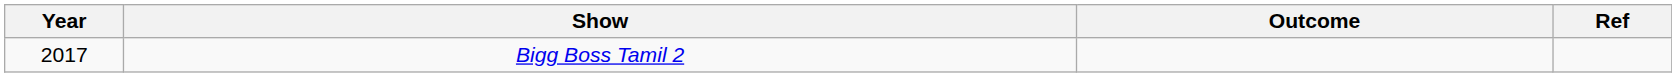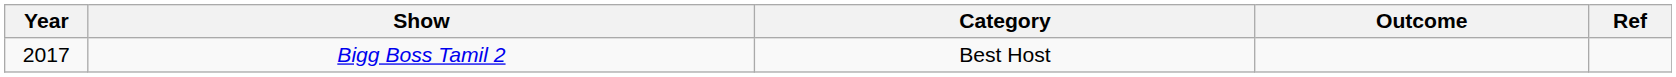+ column: (1005, 21)
